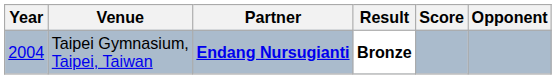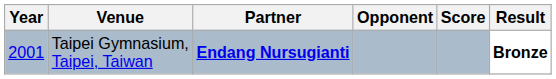columns swapped: (510, 18) <-> (384, 18)
(26, 52) 2004 -> (26, 52) 2001
